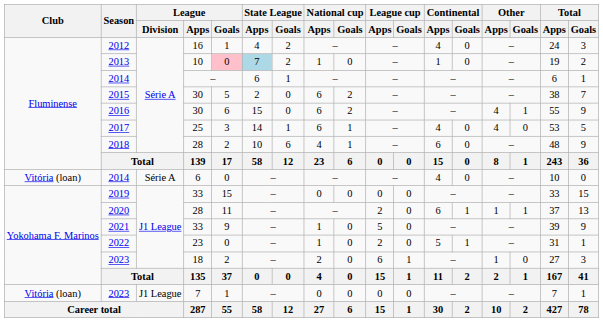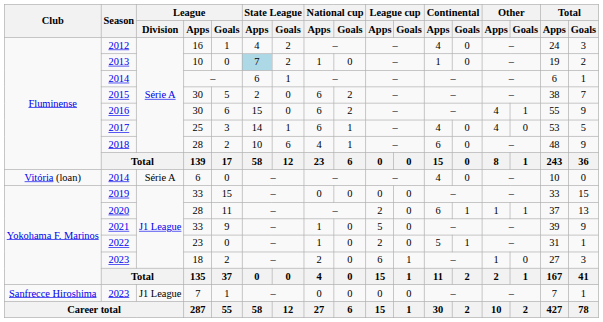(227, 62) pink background -> (227, 62) no background
(53, 293) Vitória (loan) -> (53, 293) Sanfrecce Hiroshima
